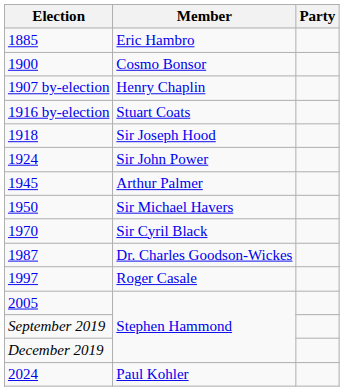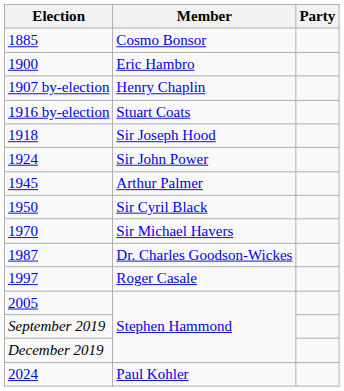(155, 40) Eric Hambro -> (161, 40) Cosmo Bonsor
(161, 64) Cosmo Bonsor -> (155, 64) Eric Hambro
(175, 207) Sir Michael Havers -> (162, 207) Sir Cyril Black
(162, 231) Sir Cyril Black -> (175, 231) Sir Michael Havers
